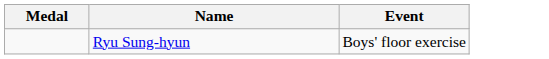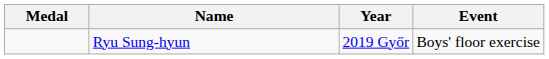+ column: (376, 16)
